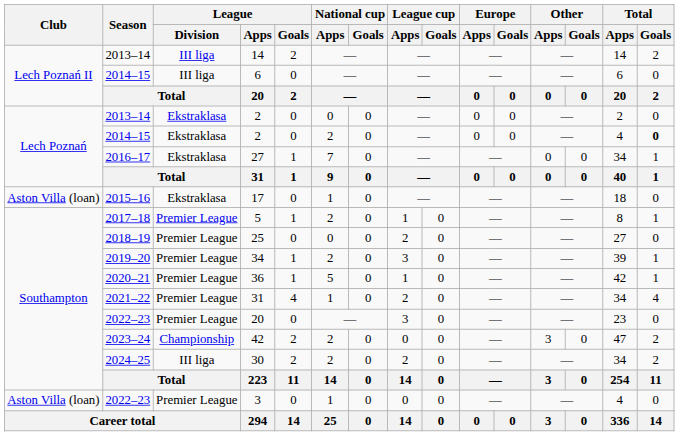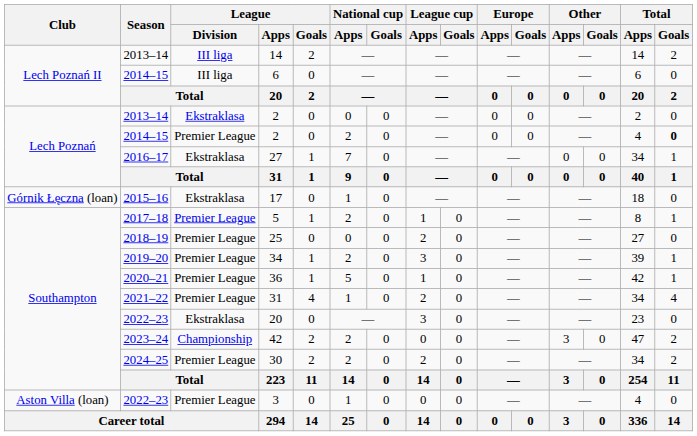(197, 136) Ekstraklasa -> (215, 136) Premier League
(53, 197) Aston Villa (loan) -> (62, 197) Górnik Łęczna (loan)
(197, 319) Premier League -> (215, 319) Ekstraklasa
(197, 359) III liga -> (215, 359) Premier League
